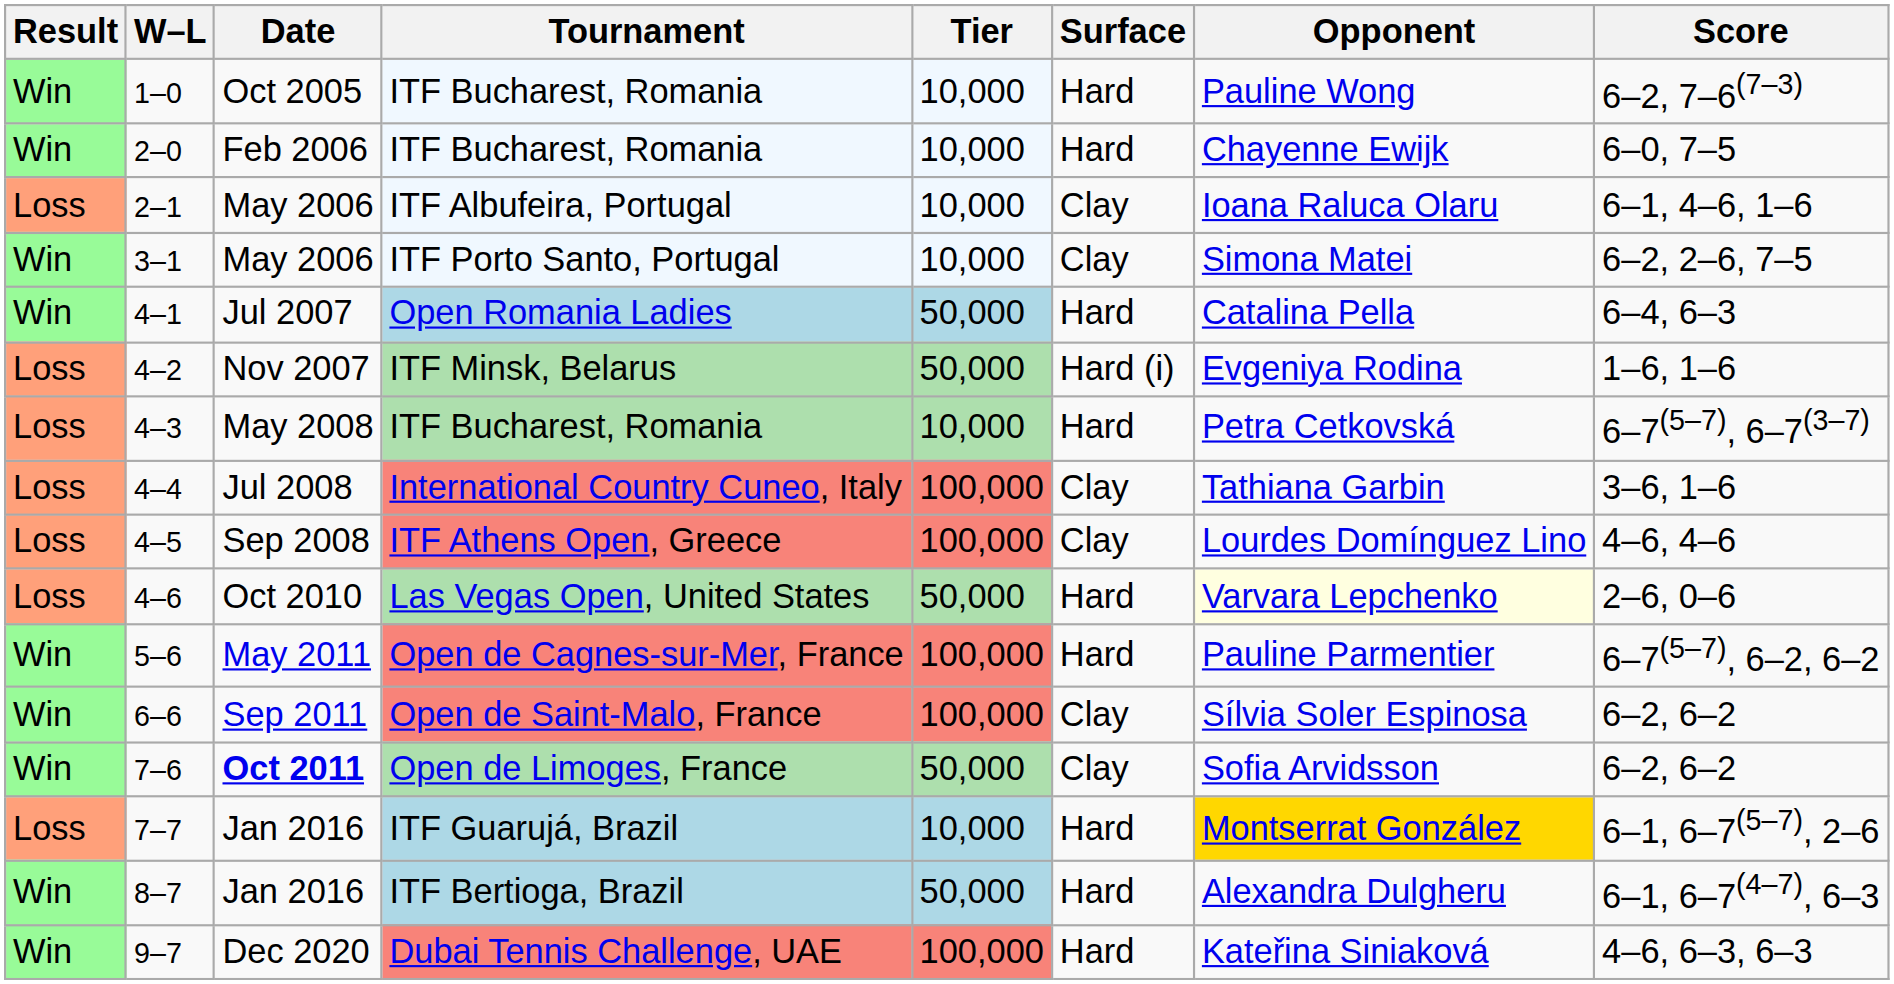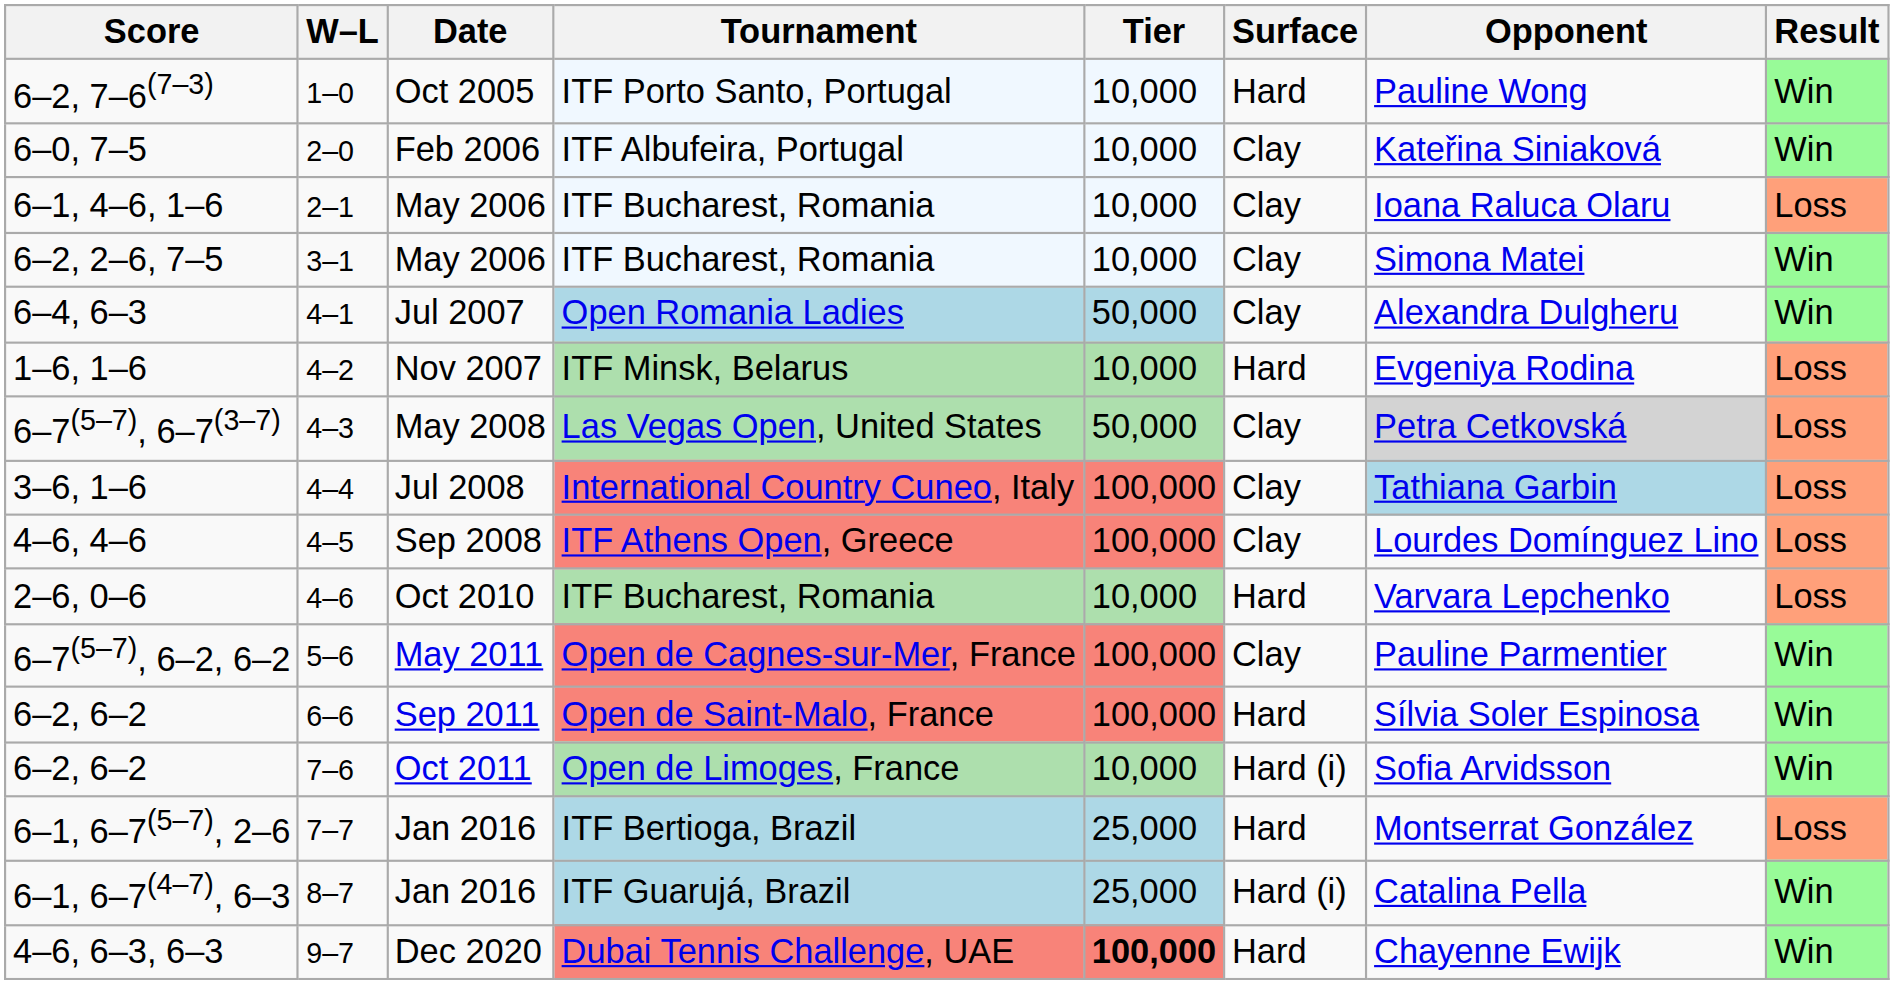columns swapped: (66, 31) <-> (1741, 31)
(576, 90) ITF Bucharest, Romania -> (757, 90) ITF Porto Santo, Portugal
(576, 150) ITF Bucharest, Romania -> (733, 150) ITF Albufeira, Portugal
(1097, 150) Hard -> (1266, 150) Clay
(1325, 150) Chayenne Ewijk -> (1518, 150) Kateřina Siniaková
(561, 204) ITF Albufeira, Portugal -> (748, 204) ITF Bucharest, Romania
(584, 259) ITF Porto Santo, Portugal -> (748, 259) ITF Bucharest, Romania
(1097, 313) Hard -> (1266, 313) Clay
(1308, 313) Catalina Pella -> (1526, 313) Alexandra Dulgheru
(972, 368) 50,000 -> (1144, 368) 10,000
(1117, 368) Hard (i) -> (1269, 368) Hard
(576, 427) ITF Bucharest, Romania -> (802, 427) Las Vegas Open, United States
(972, 427) 10,000 -> (1144, 427) 50,000
(1097, 427) Hard -> (1266, 427) Clay
(1328, 427) no background -> (1500, 427) lightgrey background
(1323, 486) no background -> (1496, 486) lightblue background
(629, 595) Las Vegas Open, United States -> (748, 595) ITF Bucharest, Romania
(972, 595) 50,000 -> (1144, 595) 10,000
(1350, 595) lightyellow background -> (1522, 595) no background
(1097, 655) Hard -> (1266, 655) Clay
(1094, 714) Clay -> (1269, 714) Hard
(293, 768) bold -> (463, 768) normal
(972, 768) 50,000 -> (1144, 768) 10,000
(1094, 768) Clay -> (1289, 768) Hard (i)
(534, 828) ITF Guarujá, Brazil -> (709, 828) ITF Bertioga, Brazil
(972, 828) 10,000 -> (1144, 828) 25,000
(1362, 828) gold background -> (1534, 828) no background
(537, 891) ITF Bertioga, Brazil -> (706, 891) ITF Guarujá, Brazil
(972, 891) 50,000 -> (1144, 891) 25,000
(1097, 891) Hard -> (1289, 891) Hard (i)
(1354, 891) Alexandra Dulgheru -> (1480, 891) Catalina Pella
(982, 951) normal -> (1154, 951) bold
(1345, 951) Kateřina Siniaková -> (1497, 951) Chayenne Ewijk
